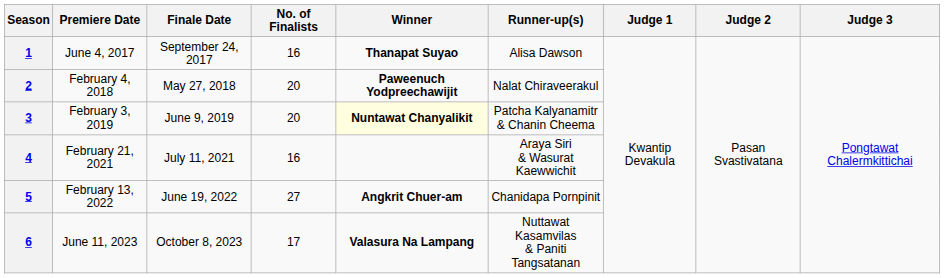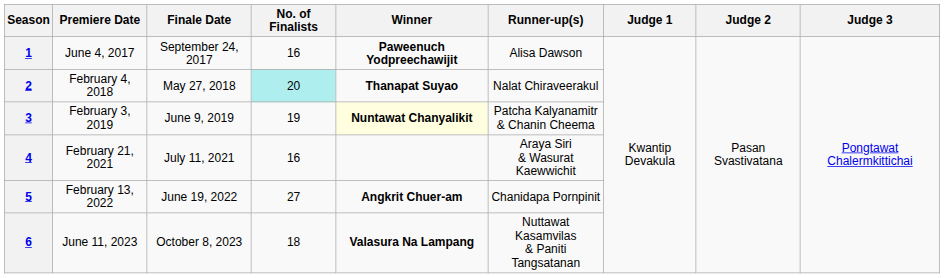(412, 53) Thanapat Suyao -> (412, 53) Paweenuch Yodpreechawijit
(294, 85) no background -> (294, 85) paleturquoise background
(412, 85) Paweenuch Yodpreechawijit -> (412, 85) Thanapat Suyao
(294, 118) 20 -> (294, 118) 19
(294, 242) 17 -> (294, 242) 18
